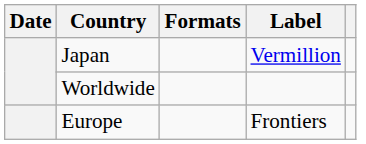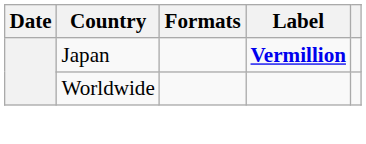(296, 54) normal -> (298, 54) bold
- row: (92, 121)
